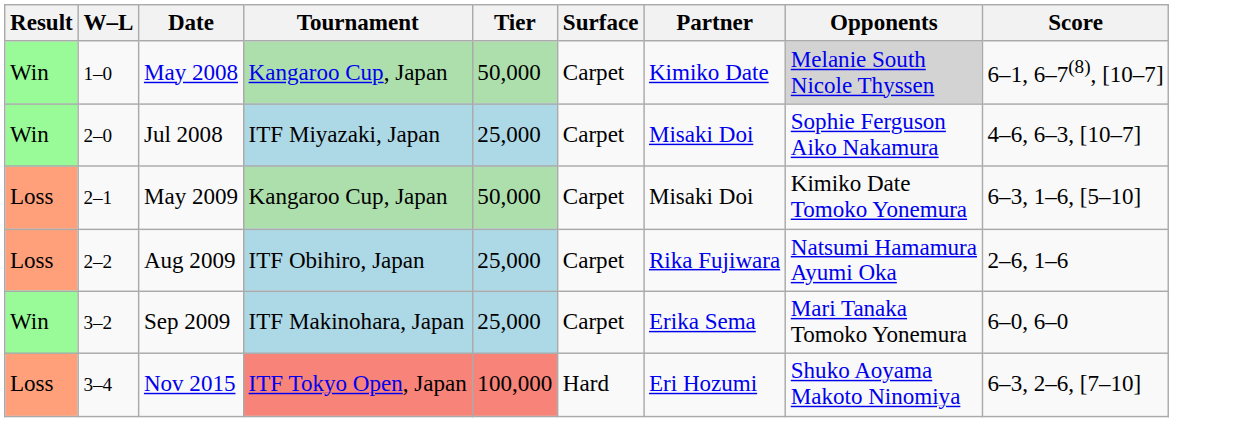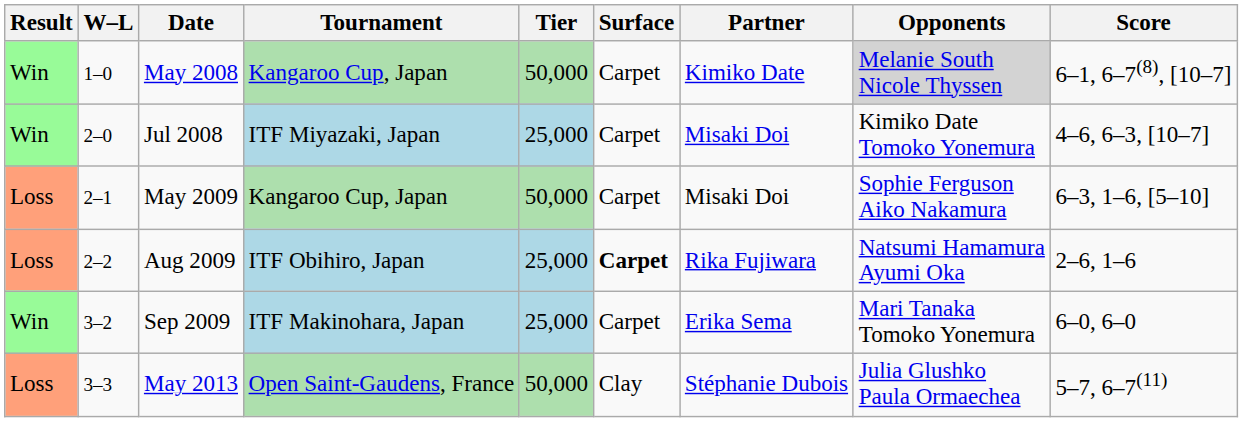(868, 134) Sophie Ferguson Aiko Nakamura -> (947, 134) Kimiko Date Tomoko Yonemura
(879, 197) Kimiko Date Tomoko Yonemura -> (936, 197) Sophie Ferguson Aiko Nakamura
(594, 259) normal -> (633, 259) bold
+ row: (191, 384)
- row: (190, 384)
